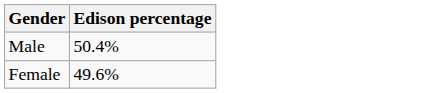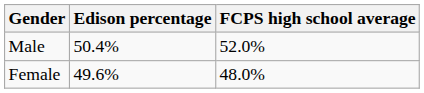+ column: (318, 18)
